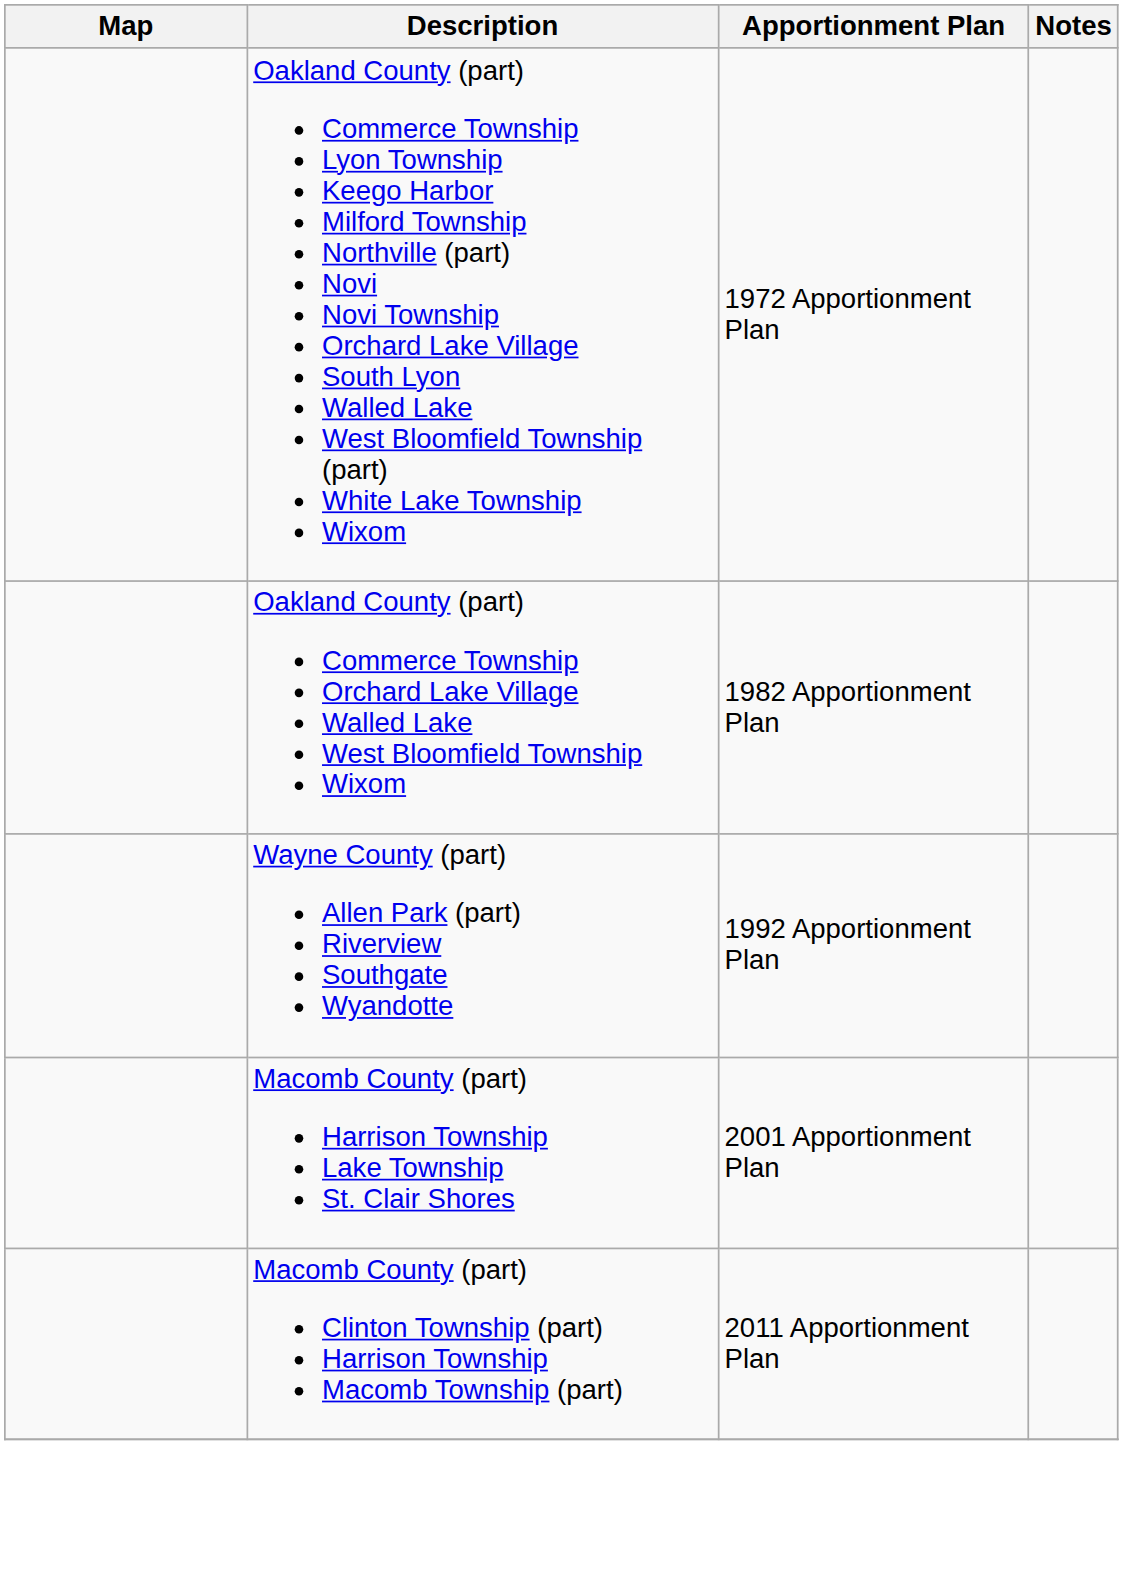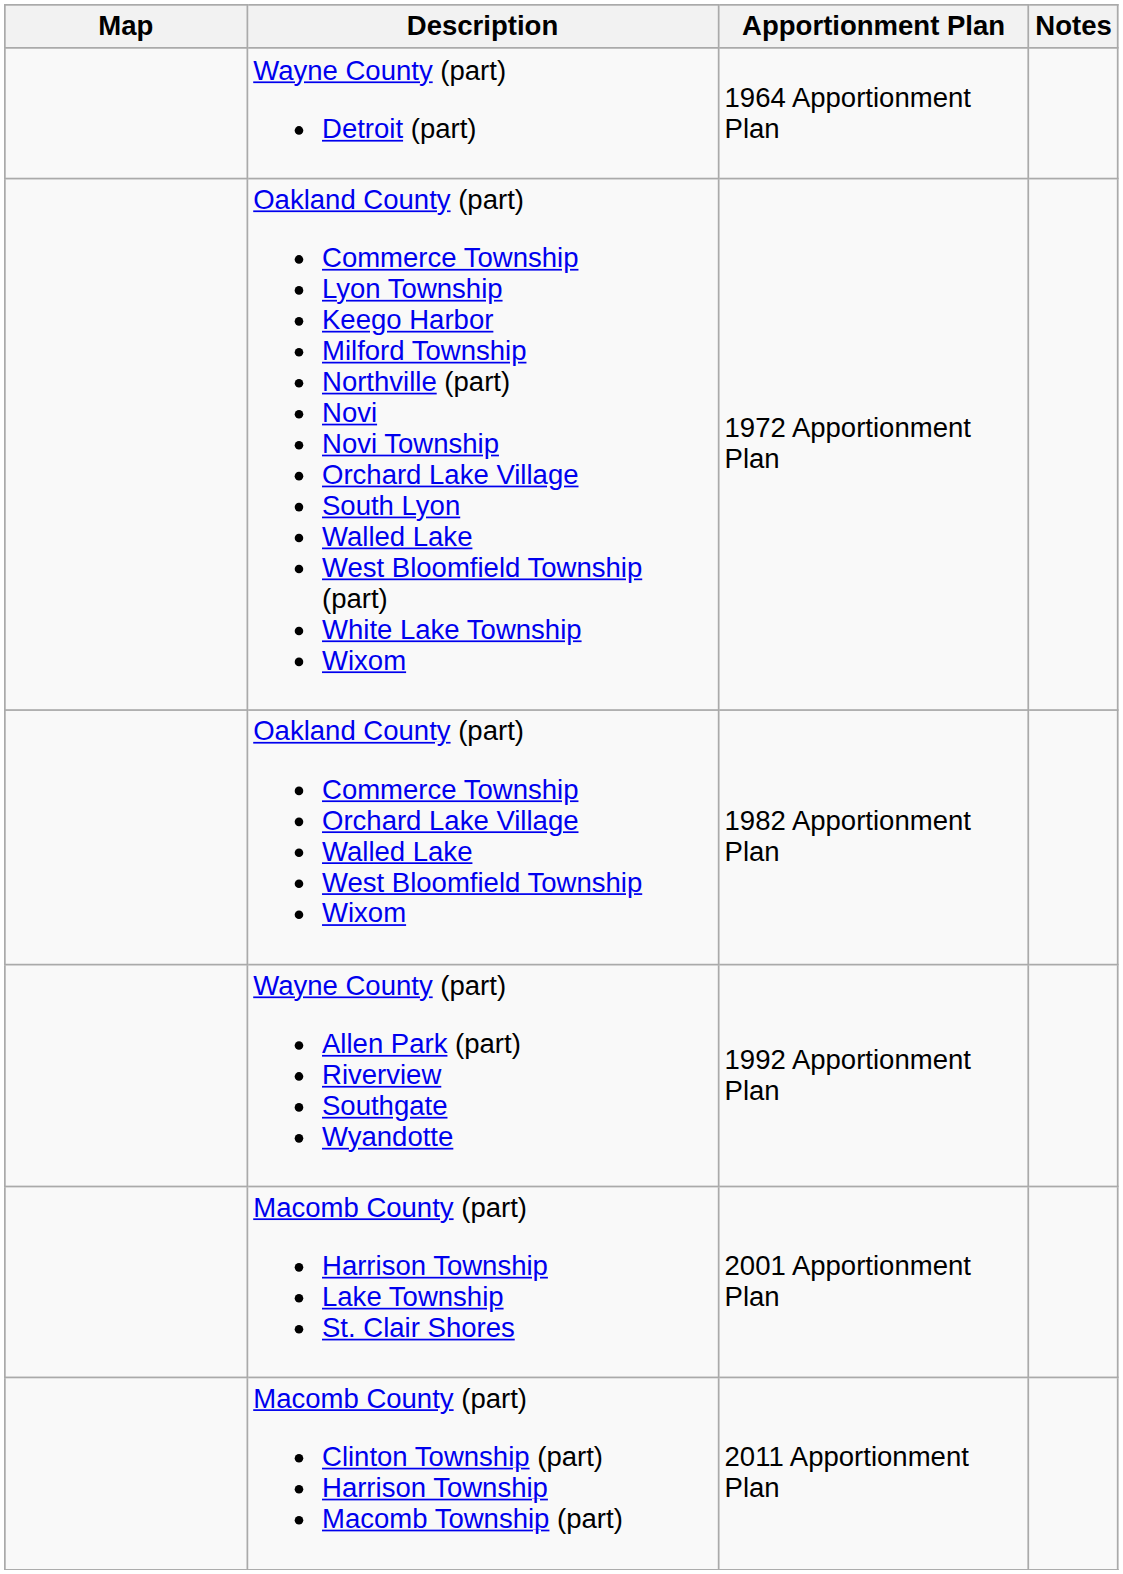+ row: (483, 100)
